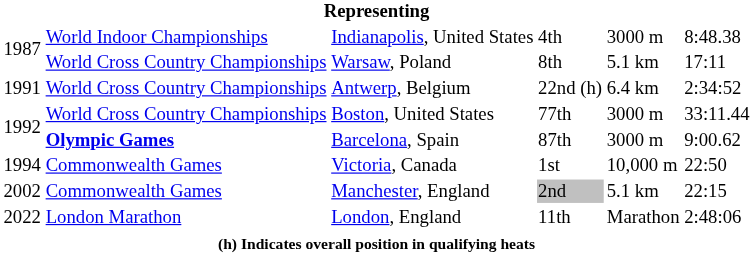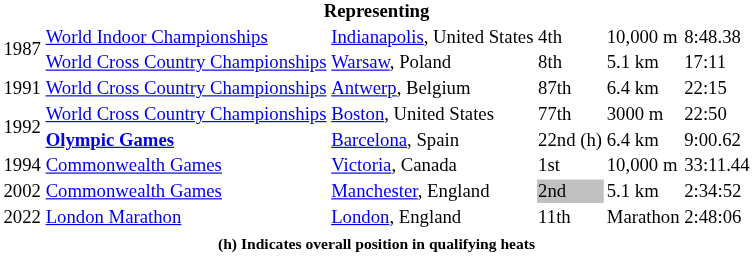(635, 36) 3000 m -> (642, 36) 10,000 m
(570, 88) 22nd (h) -> (555, 88) 87th
(713, 88) 2:34:52 -> (706, 88) 22:15
(717, 113) 33:11.44 -> (706, 113) 22:50
(555, 139) 87th -> (570, 139) 22nd (h)
(635, 139) 3000 m -> (633, 139) 6.4 km
(706, 165) 22:50 -> (717, 165) 33:11.44
(706, 191) 22:15 -> (713, 191) 2:34:52
